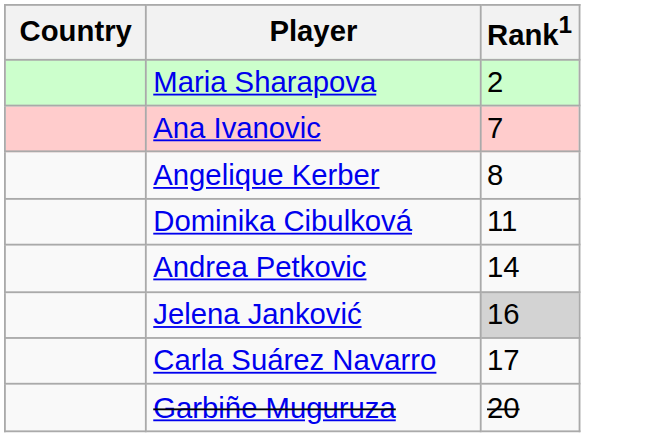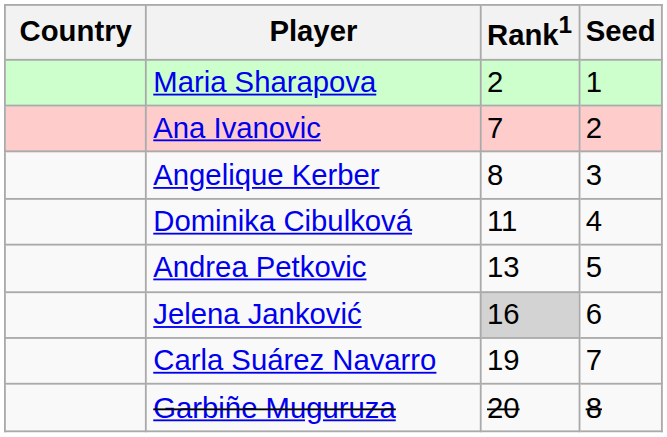+ column: (621, 31)
(503, 267) 14 -> (503, 267) 13
(503, 360) 17 -> (503, 360) 19
